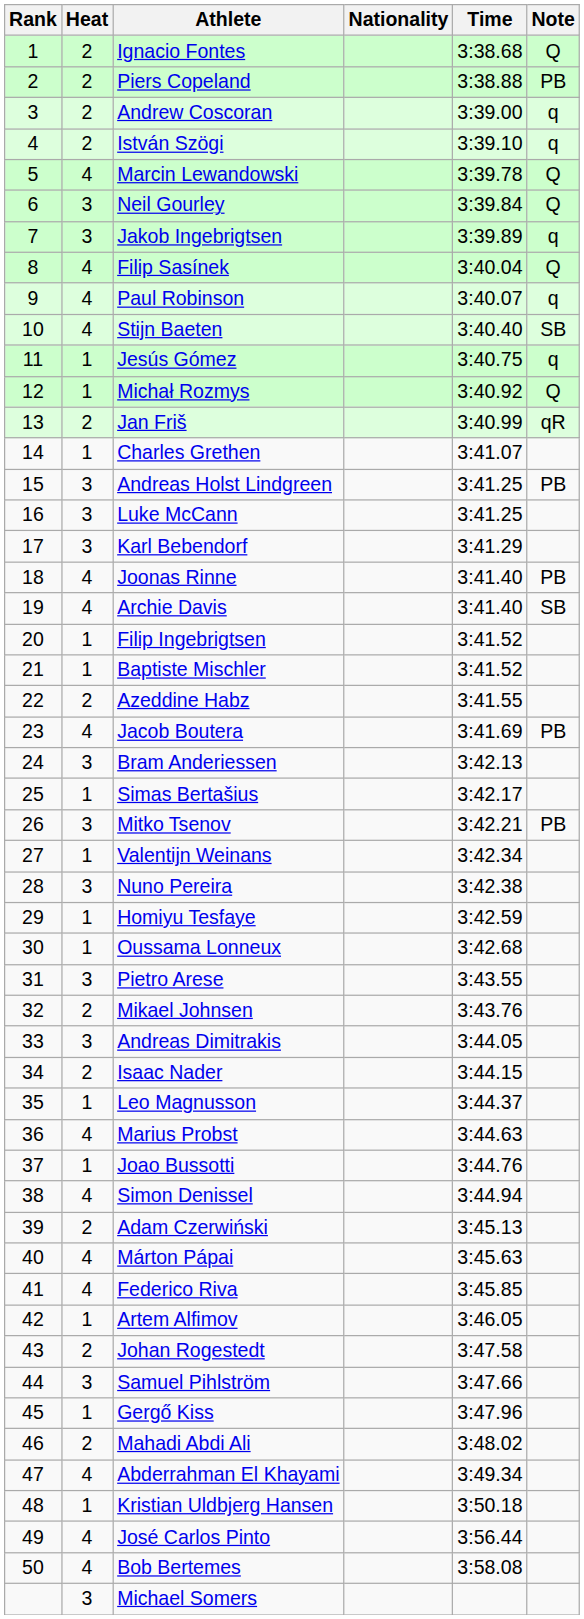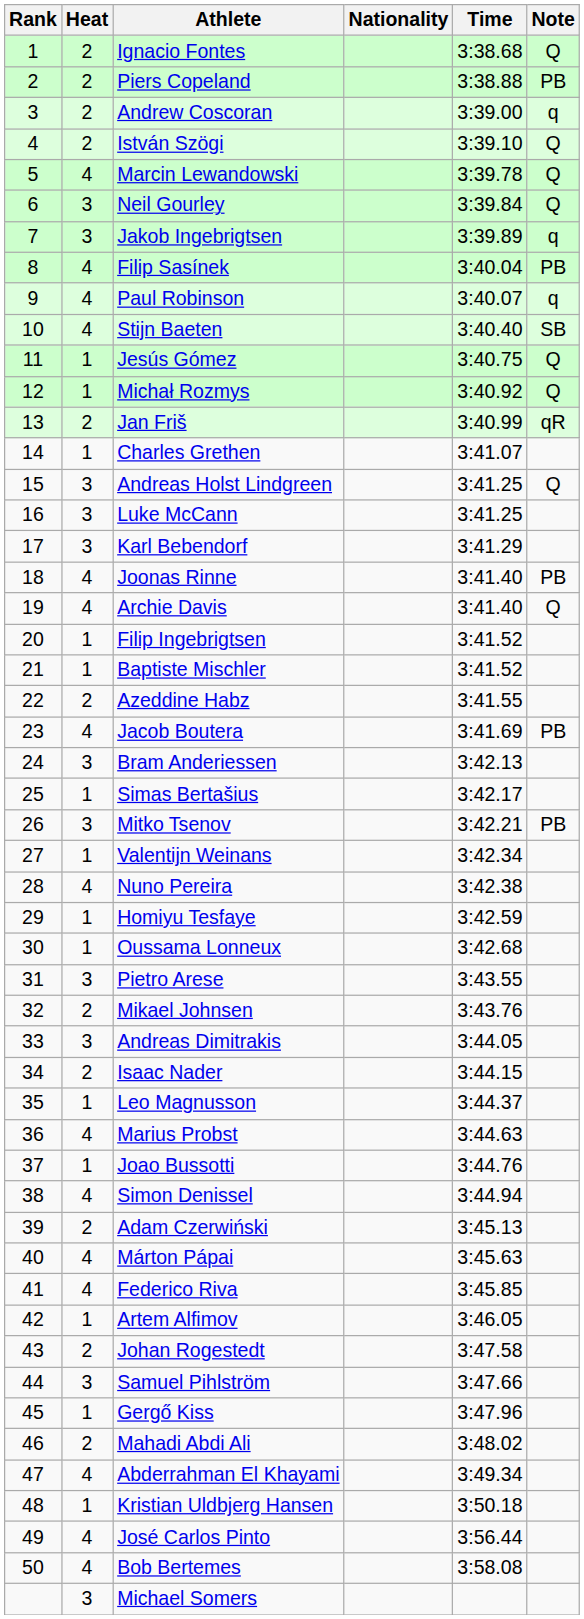(553, 143) q -> (553, 143) Q
(553, 267) Q -> (553, 267) PB
(553, 360) q -> (553, 360) Q
(553, 484) PB -> (553, 484) Q
(553, 608) SB -> (553, 608) Q
(87, 886) 3 -> (87, 886) 4
